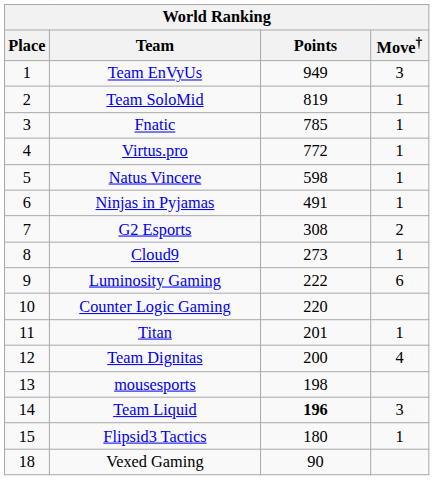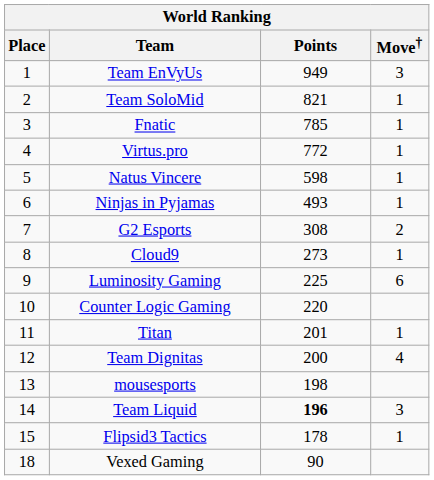(315, 99) 819 -> (315, 99) 821
(315, 203) 491 -> (315, 203) 493
(315, 280) 222 -> (315, 280) 225
(315, 435) 180 -> (315, 435) 178
